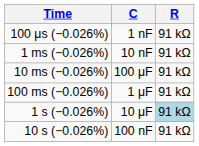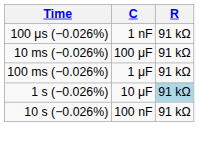- row: (65, 53)
